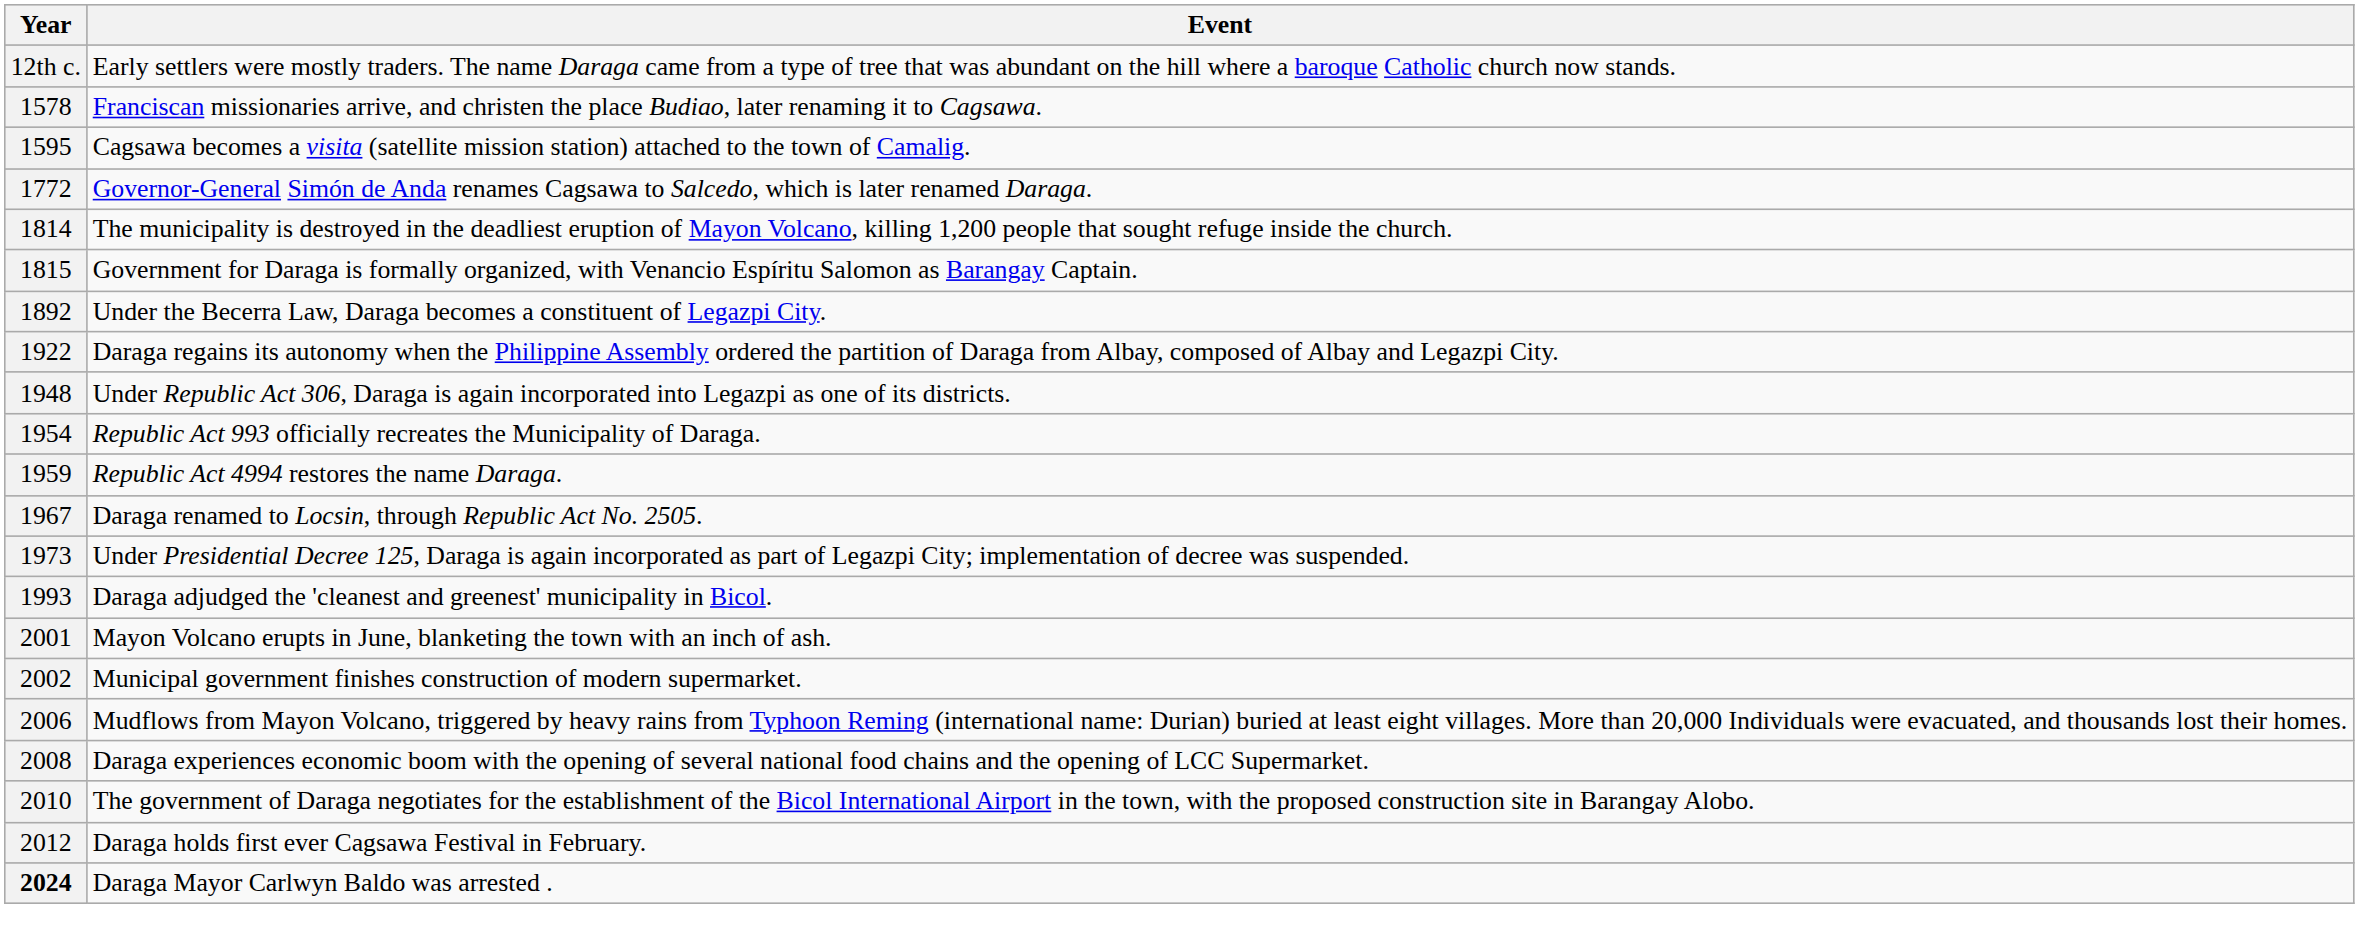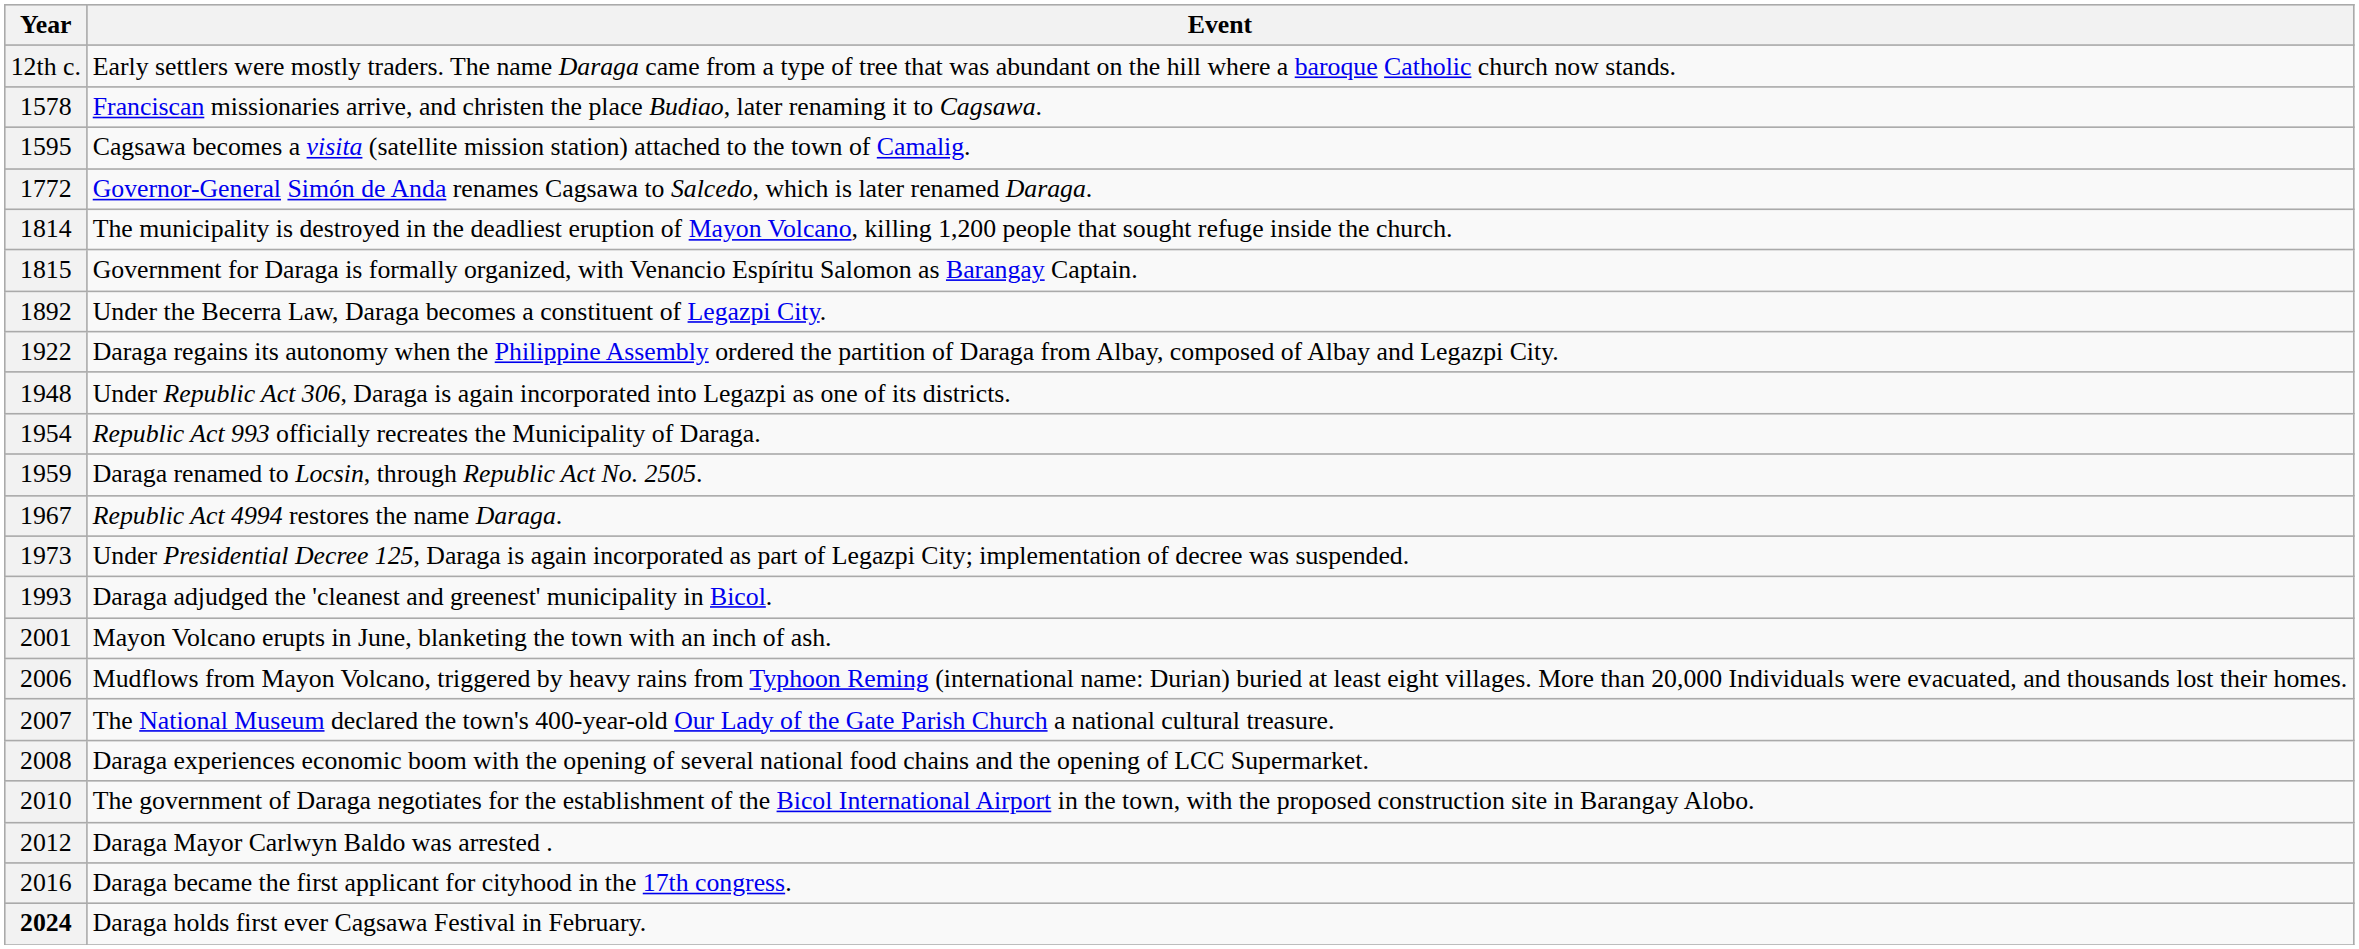(327, 474) Republic Act 4994 restores the name Daraga. -> (398, 474) Daraga renamed to Locsin, through Republic Act No. 2505.
(398, 515) Daraga renamed to Locsin, through Republic Act No. 2505. -> (327, 515) Republic Act 4994 restores the name Daraga.
- row: (46, 678)
+ row: (46, 719)
(369, 842) Daraga holds first ever Cagsawa Festival in February. -> (323, 842) Daraga Mayor Carlwyn Baldo was arrested .
+ row: (46, 882)
(323, 882) Daraga Mayor Carlwyn Baldo was arrested . -> (369, 923) Daraga holds first ever Cagsawa Festival in February.
